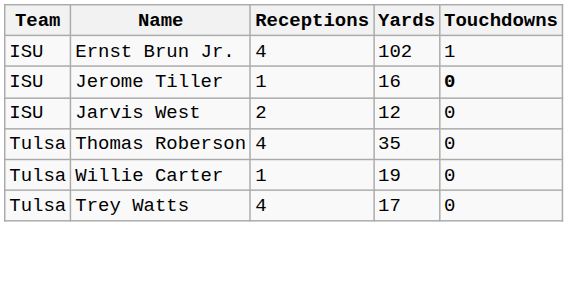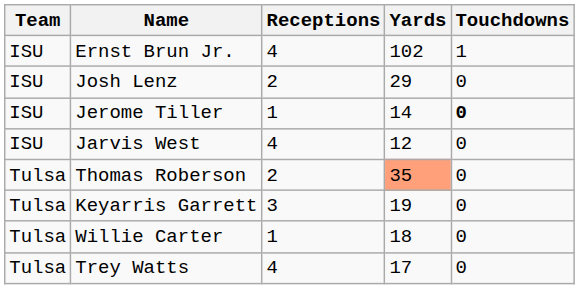+ row: (127, 82)
(389, 82) 16 -> (401, 113) 14
(261, 113) 2 -> (272, 144) 4
(261, 144) 4 -> (272, 175) 2
(389, 144) no background -> (401, 175) lightsalmon background
+ row: (166, 206)
(389, 175) 19 -> (401, 237) 18
